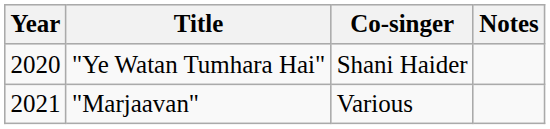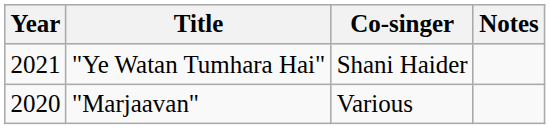(35, 63) 2020 -> (35, 63) 2021
(35, 103) 2021 -> (35, 103) 2020
